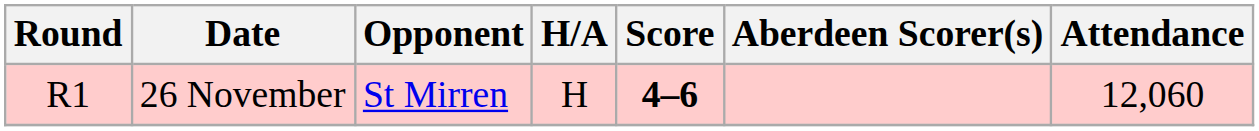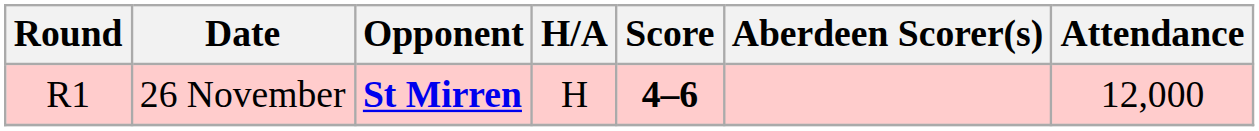(435, 93) normal -> (442, 93) bold
(1153, 93) 12,060 -> (1153, 93) 12,000
